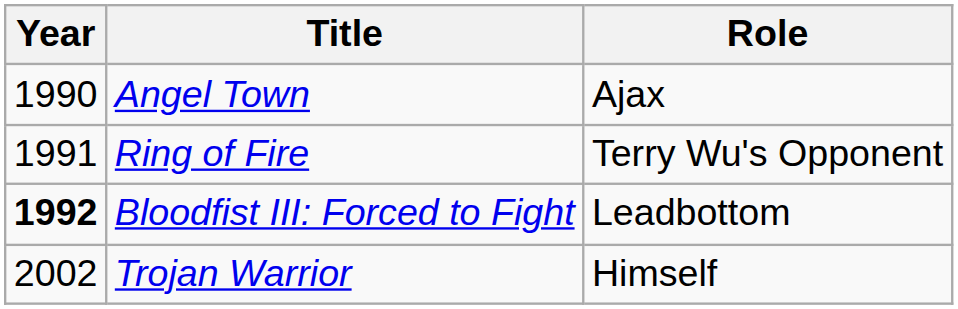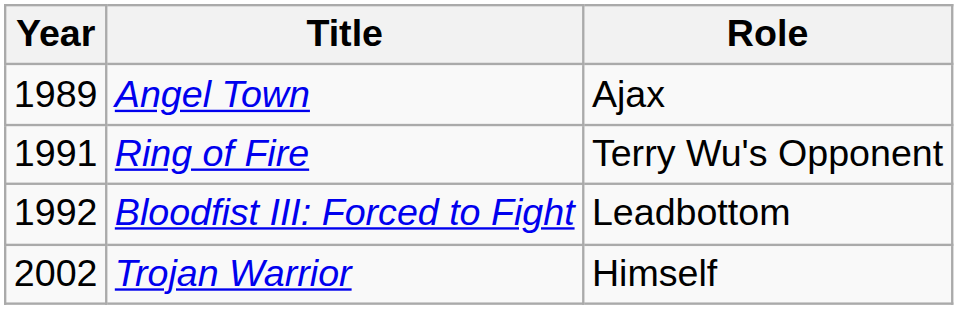(56, 93) 1990 -> (56, 93) 1989
(56, 213) bold -> (56, 213) normal
